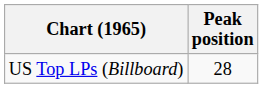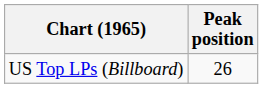(223, 68) 28 -> (223, 68) 26
